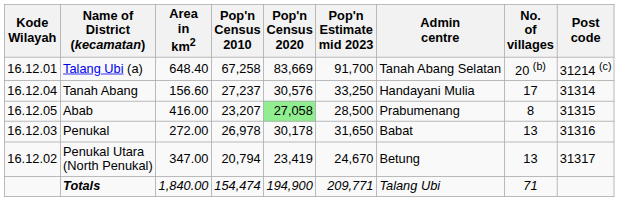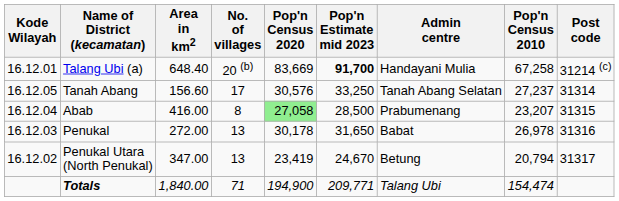columns swapped: (237, 30) <-> (530, 30)
(354, 68) normal -> (355, 68) bold
(440, 68) Tanah Abang Selatan -> (428, 68) Handayani Mulia
(32, 90) 16.12.04 -> (32, 90) 16.12.05
(427, 90) Handayani Mulia -> (441, 90) Tanah Abang Selatan
(32, 111) 16.12.05 -> (32, 111) 16.12.04
